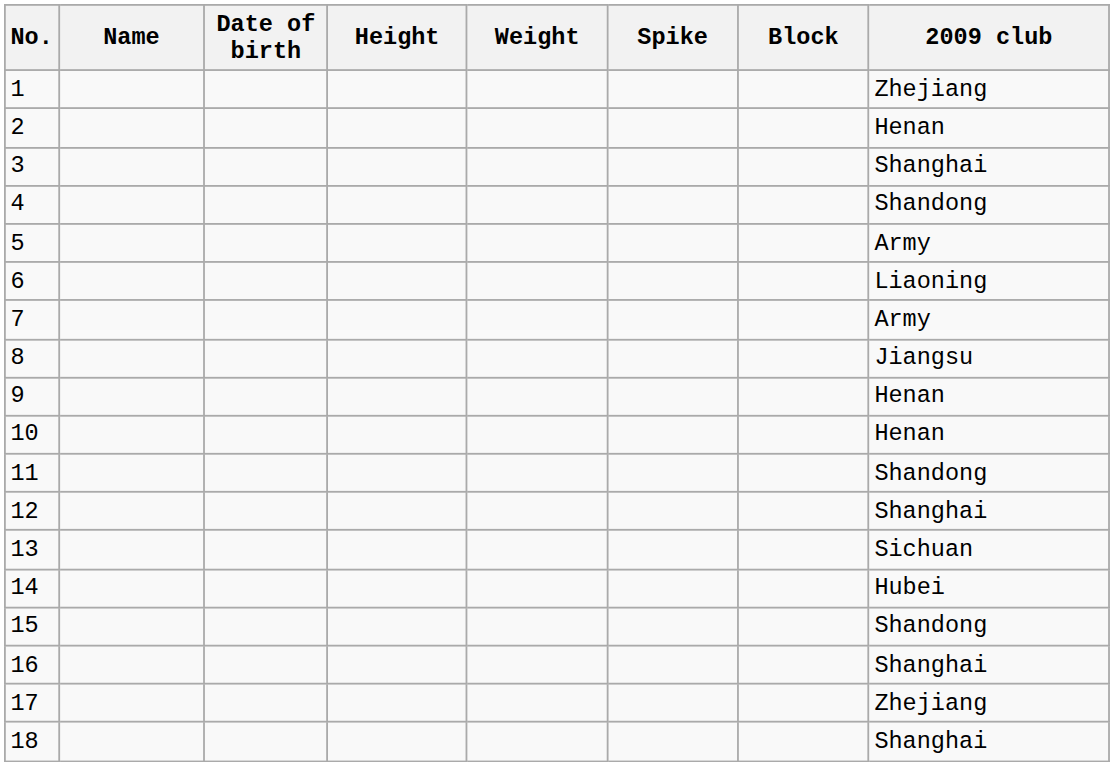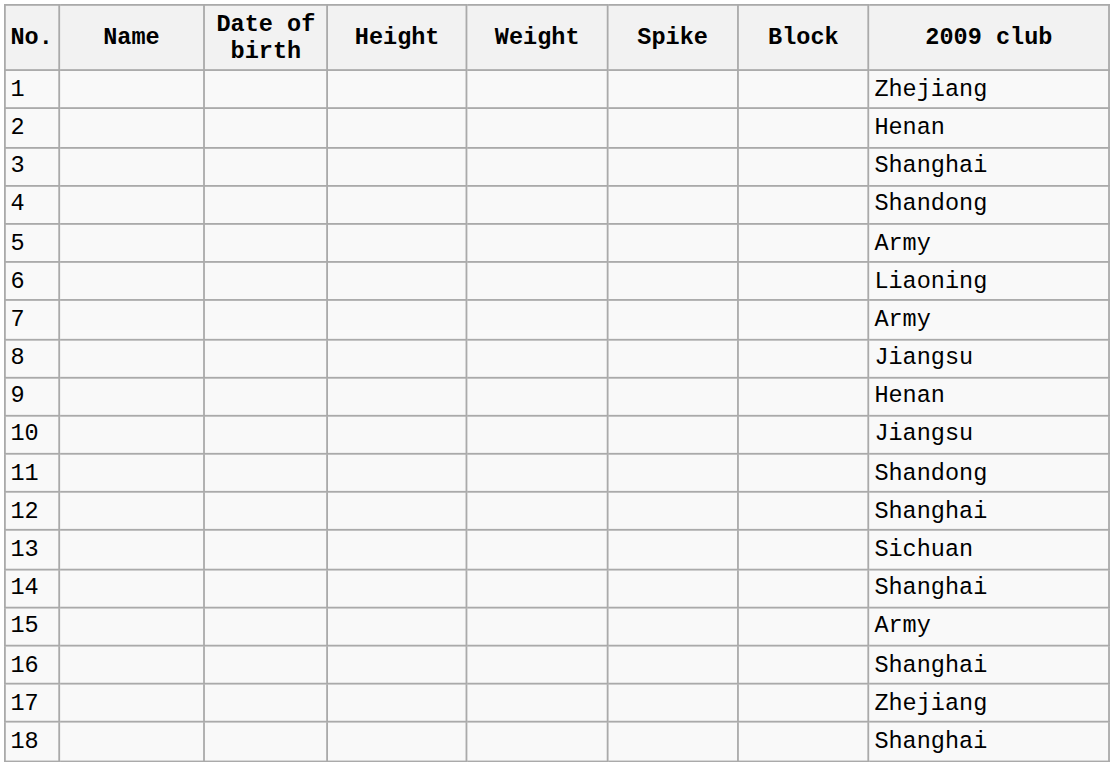(910, 435) Henan -> (924, 435) Jiangsu
(910, 588) Hubei -> (931, 588) Shanghai
(931, 626) Shandong -> (903, 626) Army
